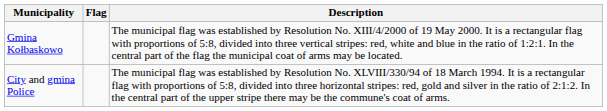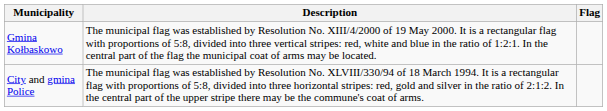columns swapped: (96, 13) <-> (356, 13)
